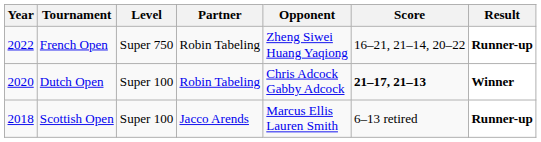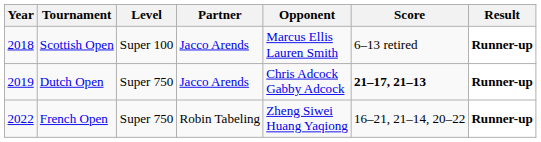rows swapped: (77, 119) <-> (74, 45)
(21, 82) 2020 -> (21, 82) 2019
(147, 82) Super 100 -> (147, 82) Super 750
(220, 82) Robin Tabeling -> (214, 82) Jacco Arends
(493, 82) Winner -> (502, 82) Runner-up
